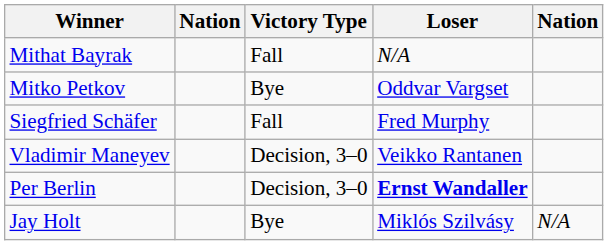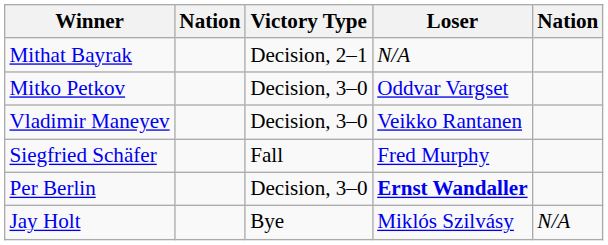(267, 54) Fall -> (309, 54) Decision, 2–1
(267, 88) Bye -> (309, 88) Decision, 3–0
rows swapped: (83, 121) <-> (90, 155)
